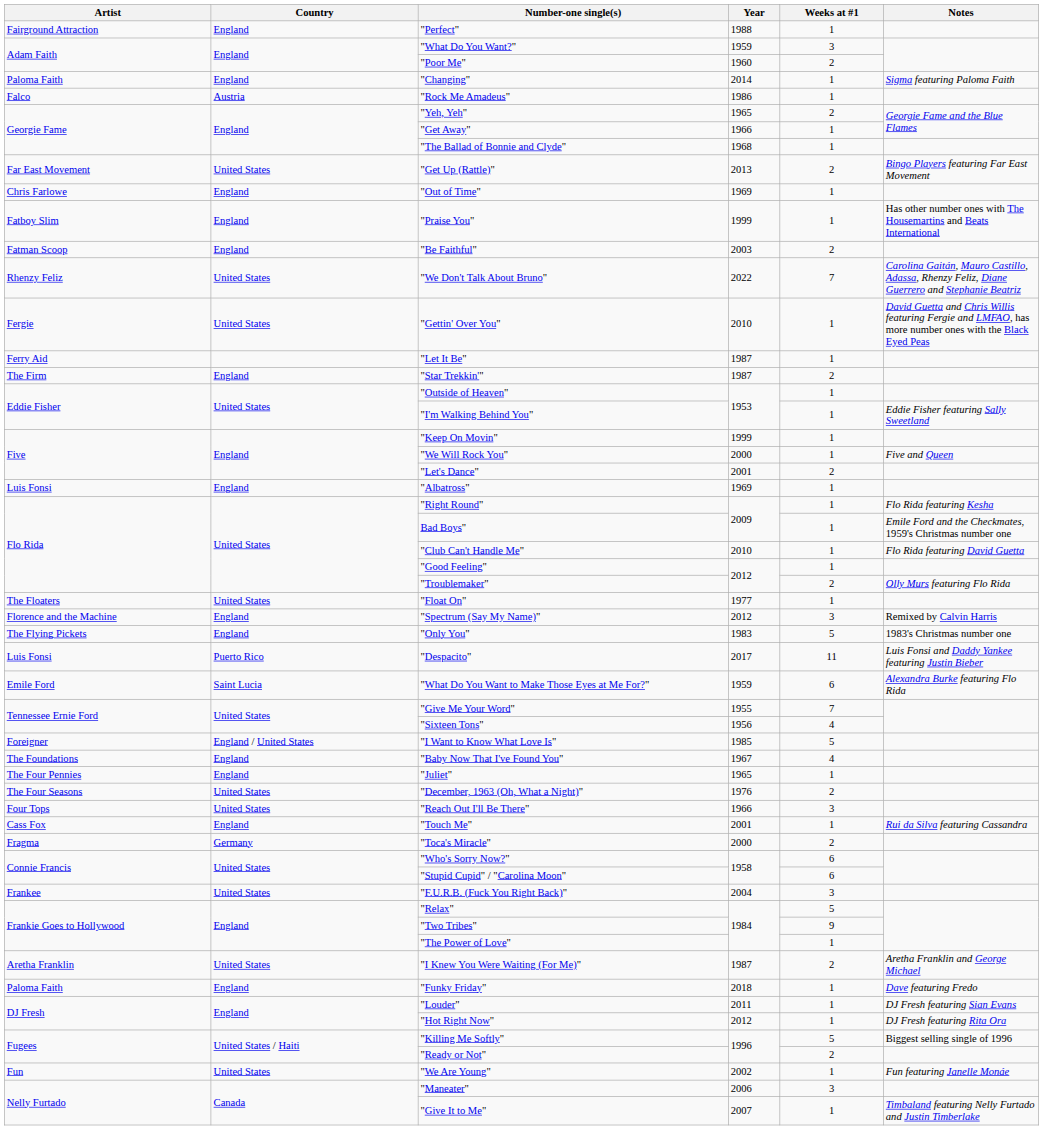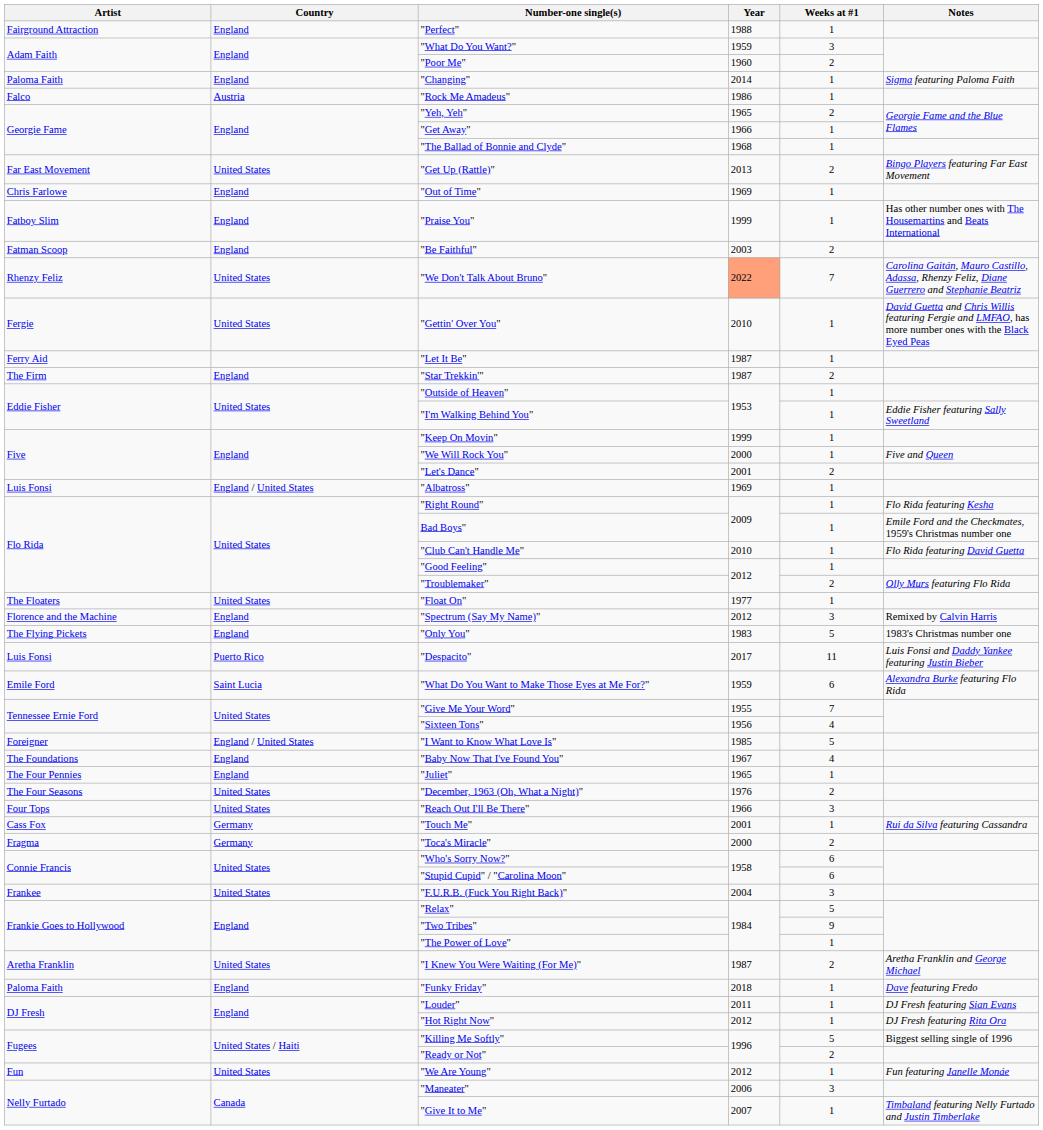(741, 278) no background -> (741, 278) lightsalmon background
(231, 488) England -> (264, 488) England / United States
(231, 825) England -> (233, 825) Germany
(741, 1071) 2002 -> (741, 1071) 2012
